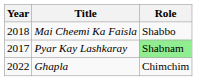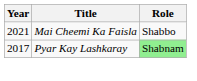(18, 31) 2018 -> (18, 31) 2021
- row: (51, 66)
